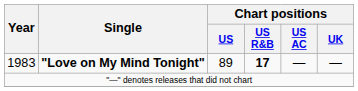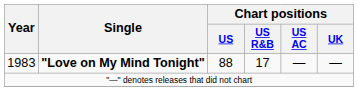(226, 63) 89 -> (226, 63) 88
(262, 63) bold -> (262, 63) normal
